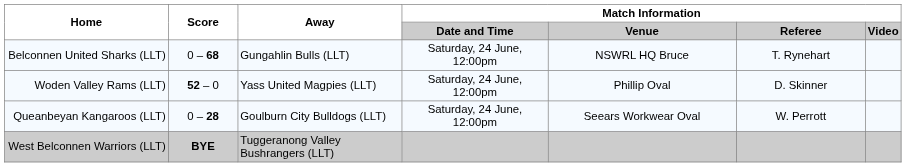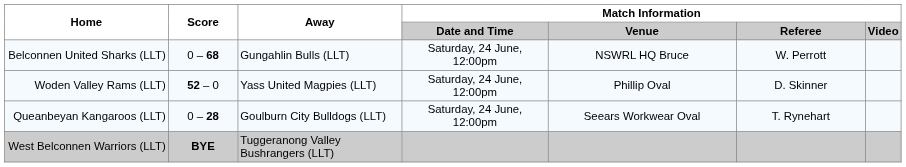(801, 55) T. Rynehart -> (801, 55) W. Perrott
(801, 116) W. Perrott -> (801, 116) T. Rynehart
